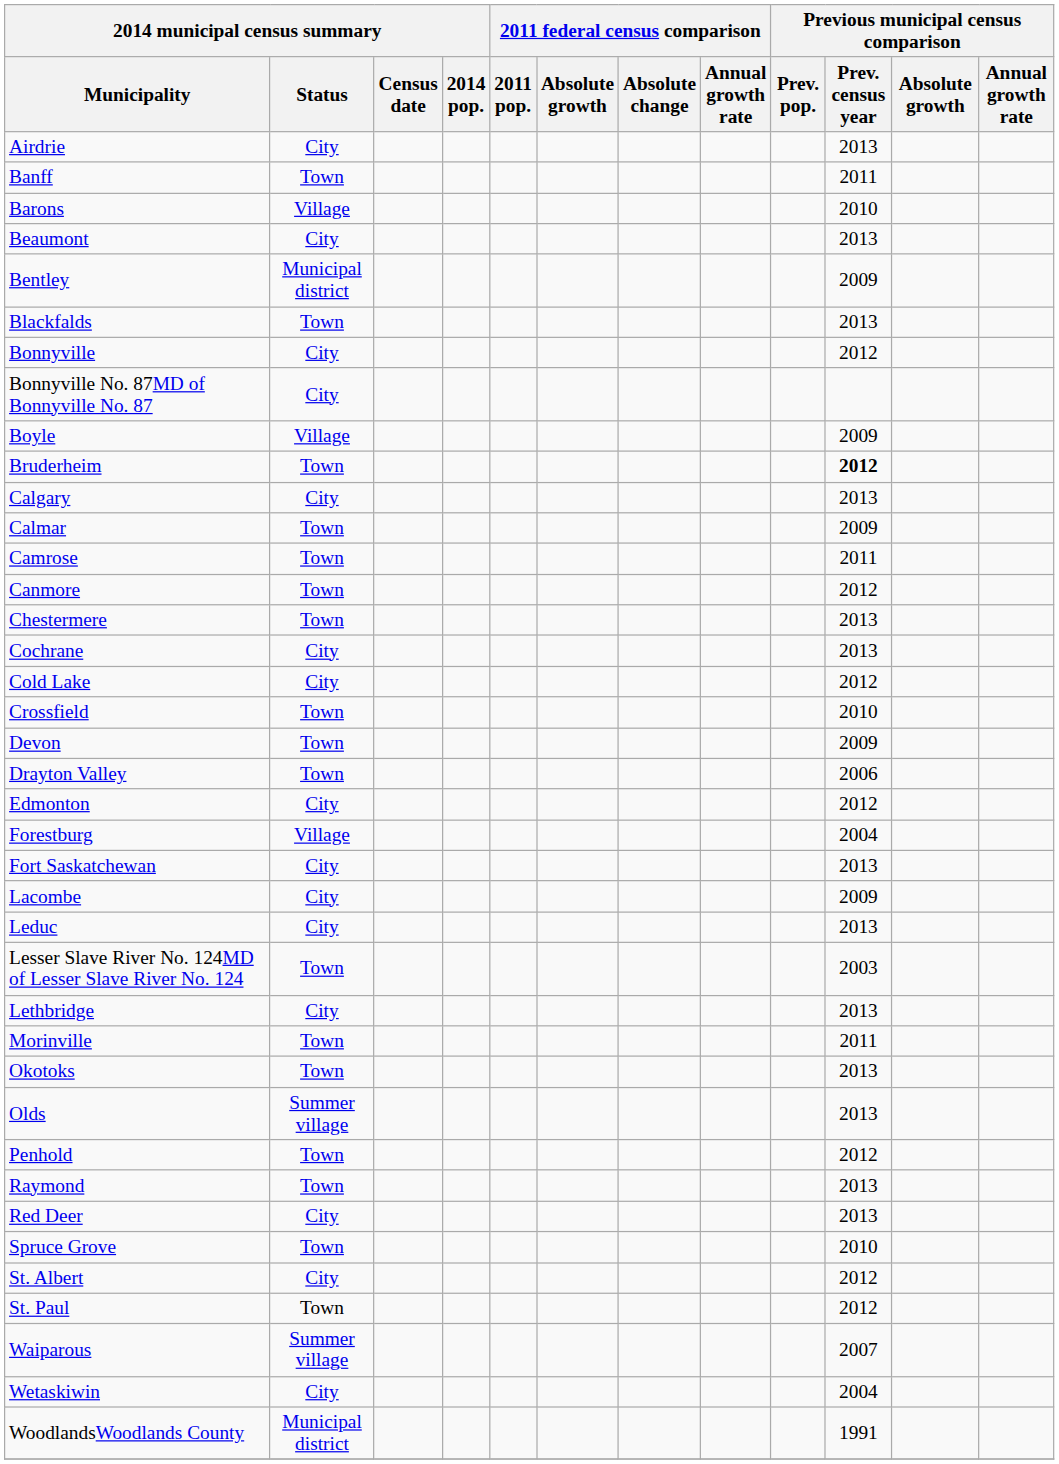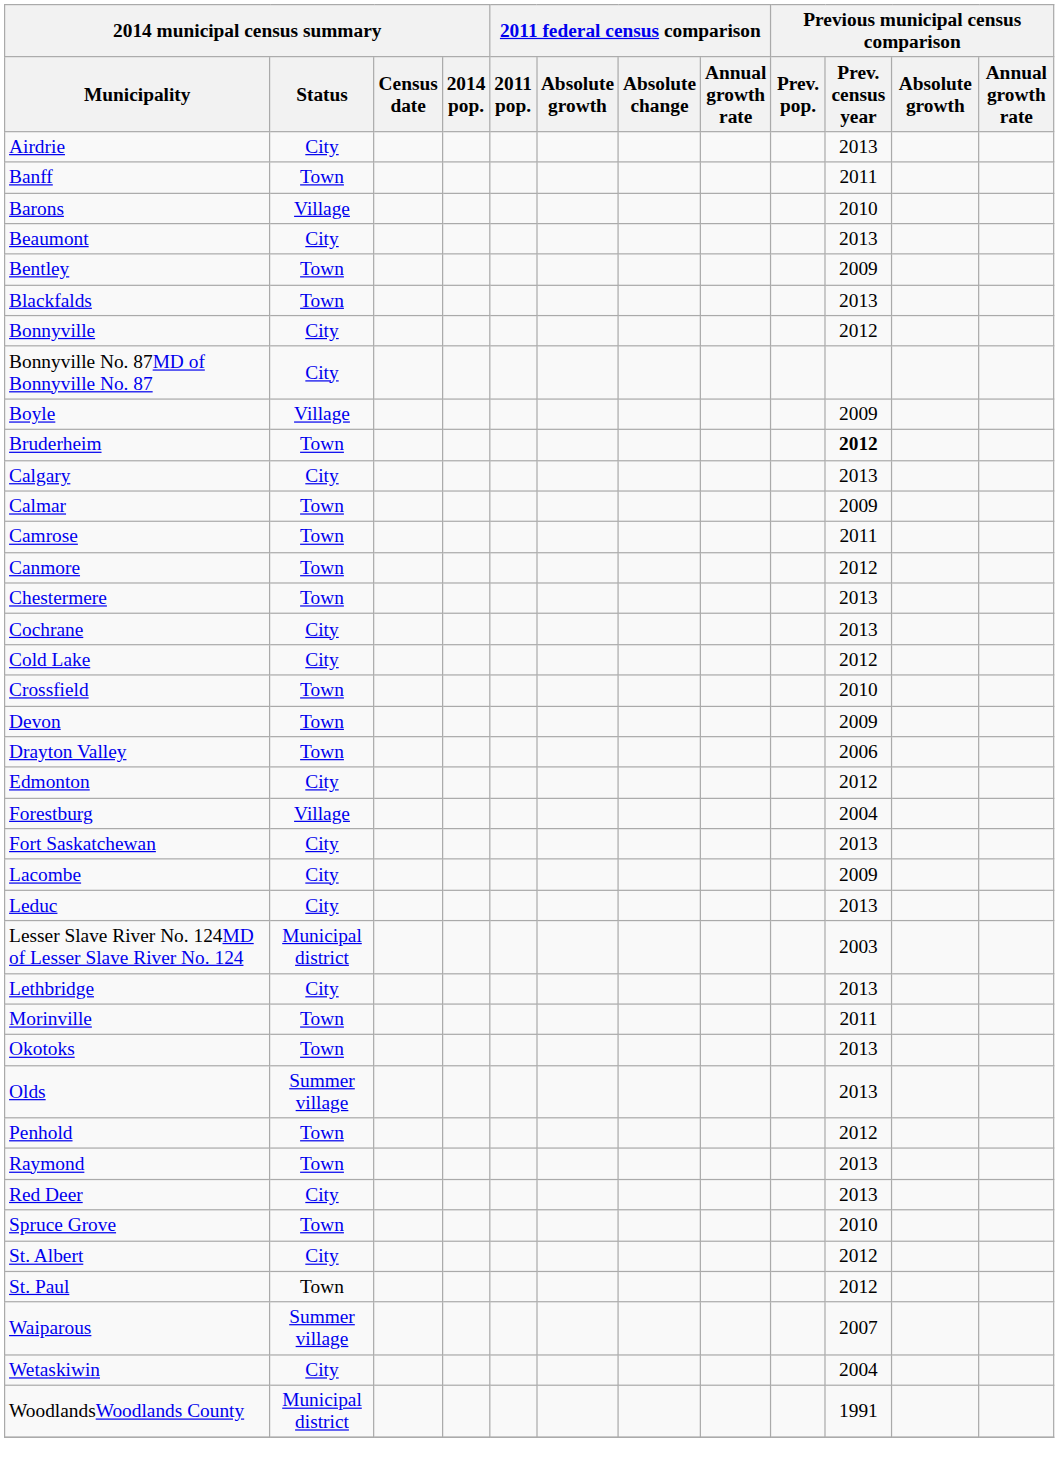(322, 280) Municipal district -> (322, 269) Town
(322, 968) Town -> (322, 946) Municipal district
